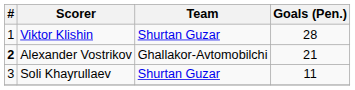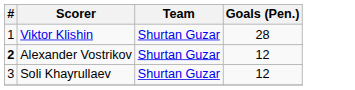(203, 54) Ghallakor-Avtomobilchi -> (179, 54) Shurtan Guzar
(310, 54) 21 -> (263, 54) 12
(310, 74) 11 -> (263, 74) 12
